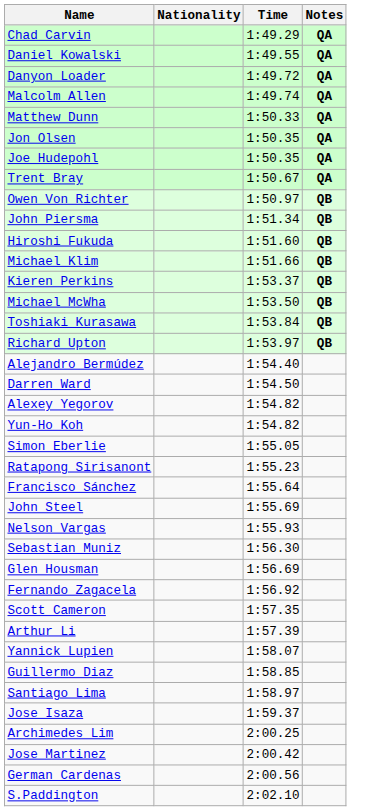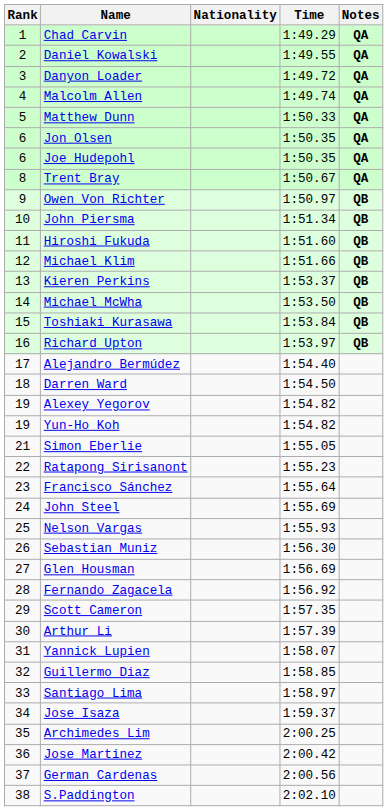+ column: (23, 15)
